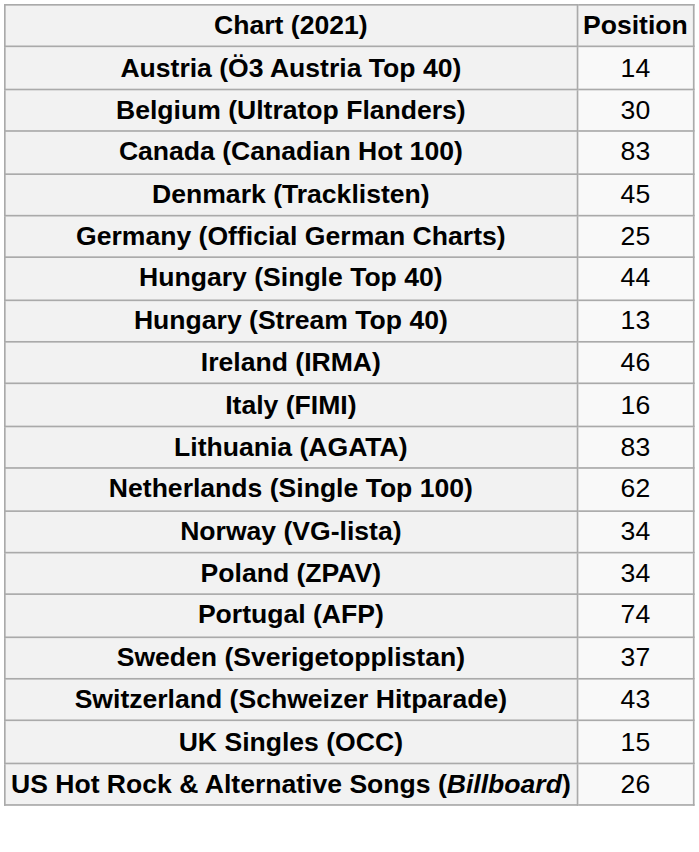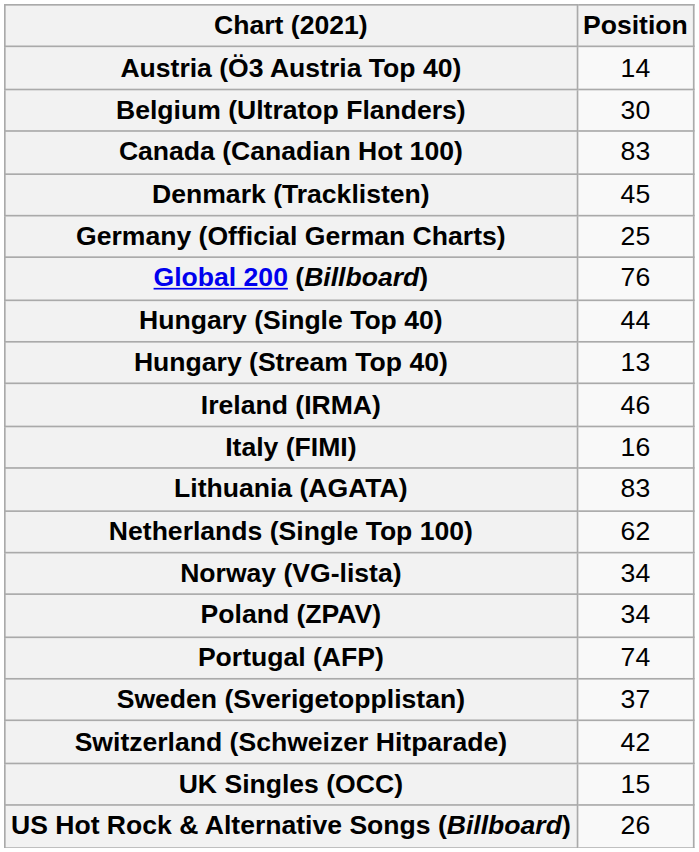+ row: (291, 278)
(635, 699) 43 -> (635, 741) 42
